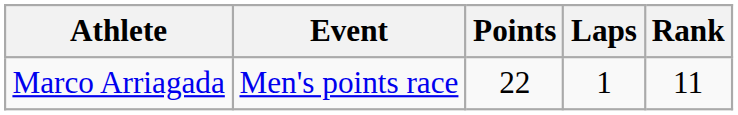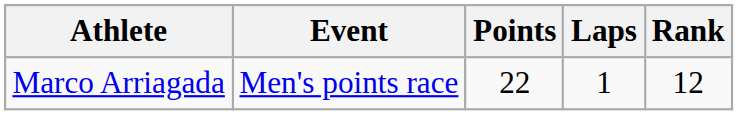(688, 82) 11 -> (688, 82) 12
